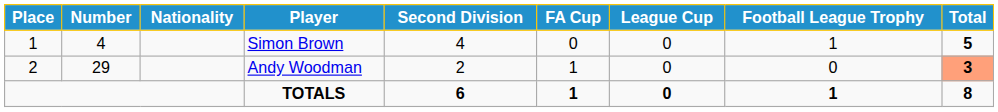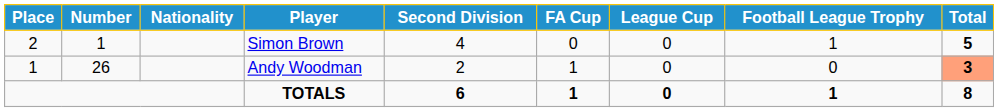(33, 43) 1 -> (33, 43) 2
(101, 43) 4 -> (101, 43) 1
(33, 69) 2 -> (33, 69) 1
(101, 69) 29 -> (101, 69) 26
